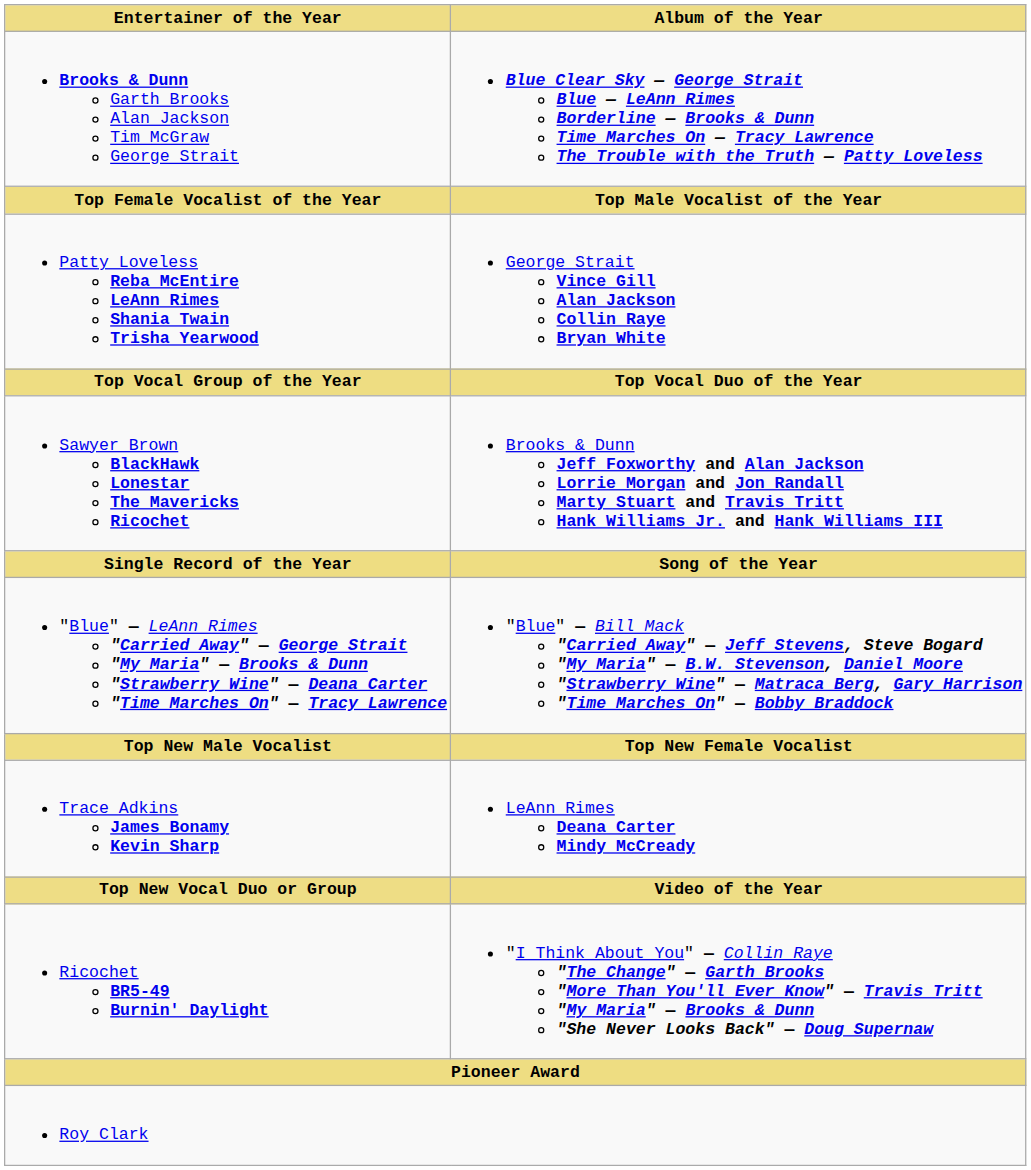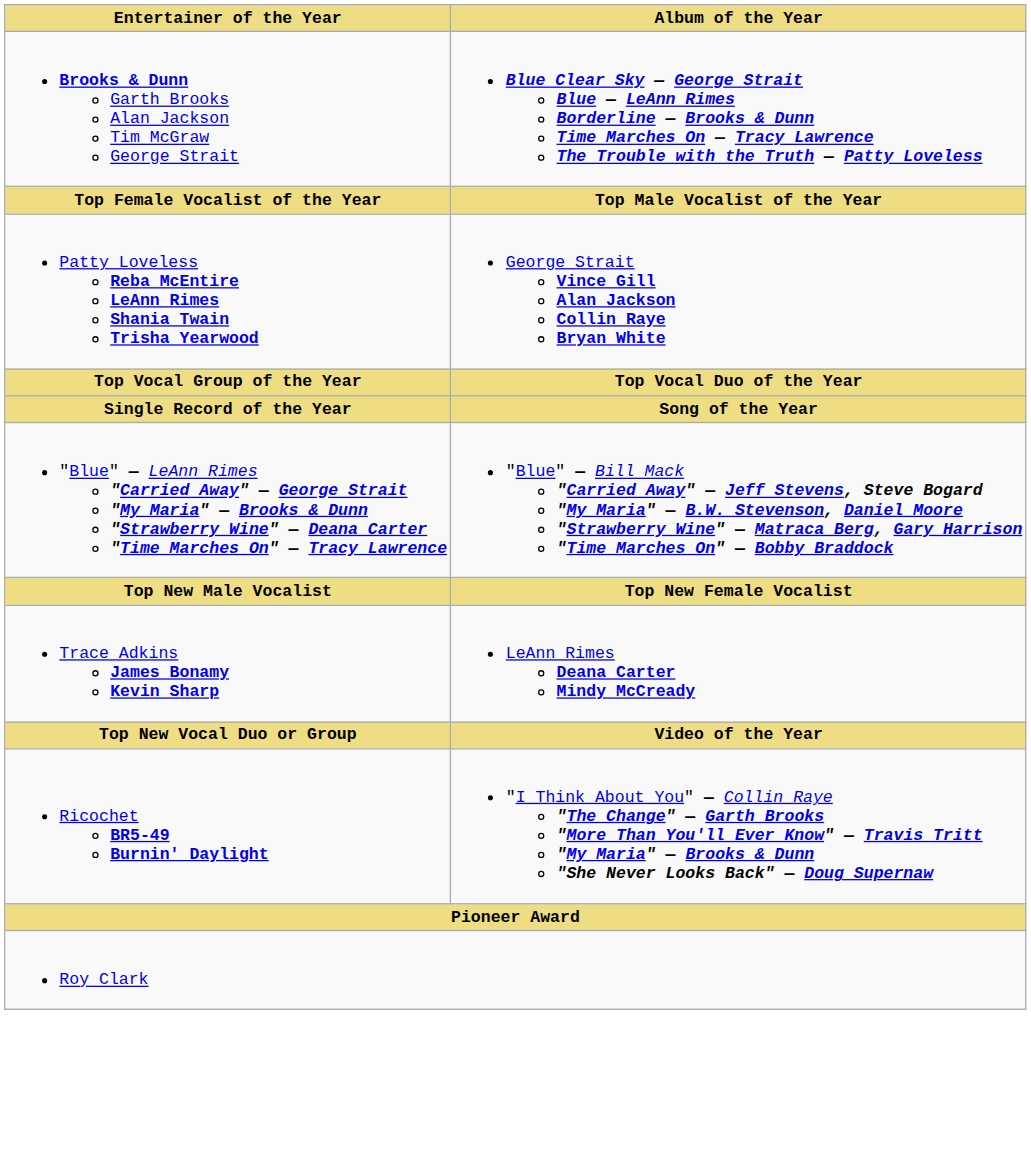- row: (228, 483)
